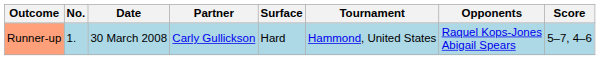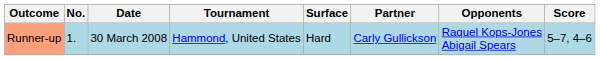columns swapped: (372, 13) <-> (214, 13)
